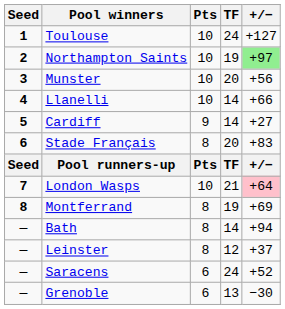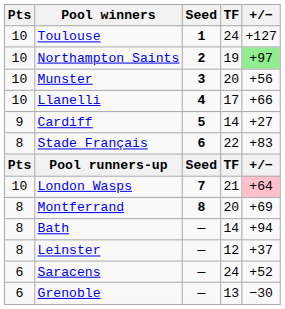columns swapped: (23, 15) <-> (205, 15)
(231, 101) 14 -> (231, 101) 17
(231, 144) 20 -> (231, 144) 22
(231, 208) 19 -> (231, 208) 20
